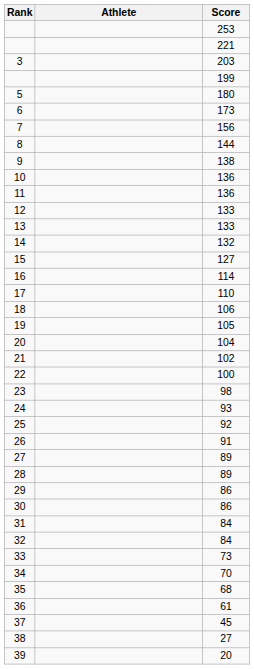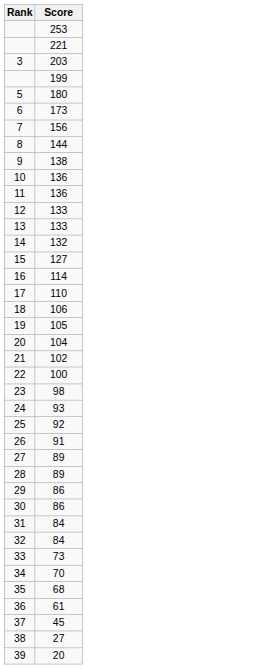- column: (119, 12)
